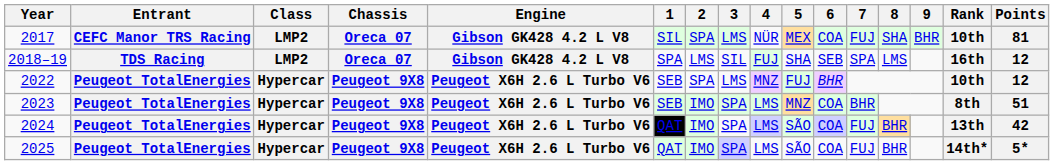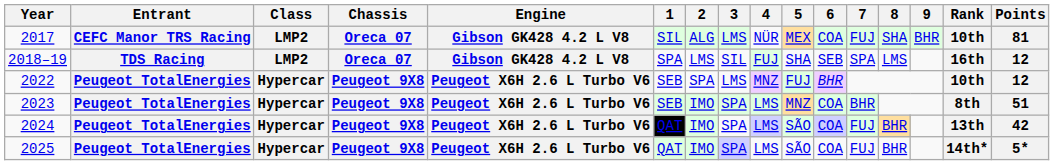(702, 38) SPA -> (702, 38) ALG
